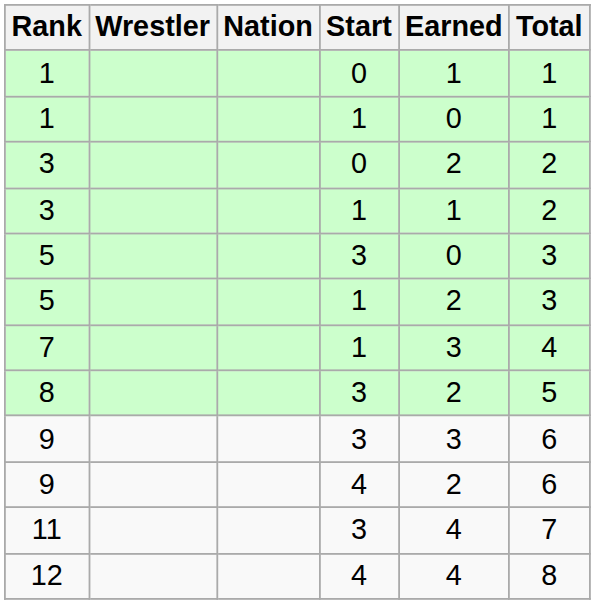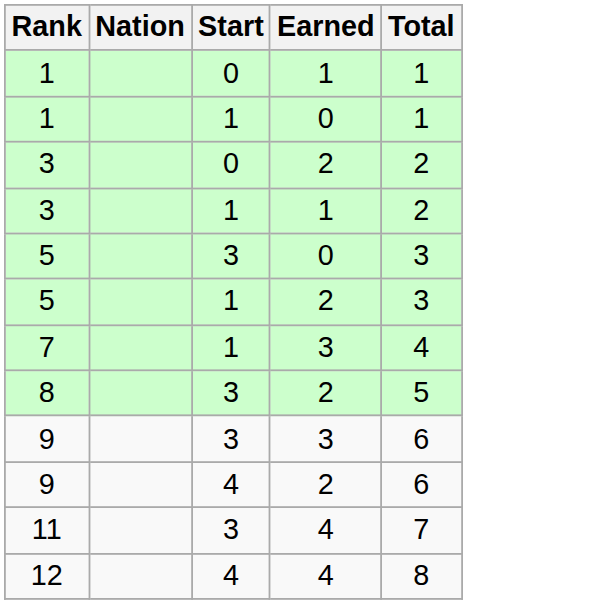- column: (153, 27)
